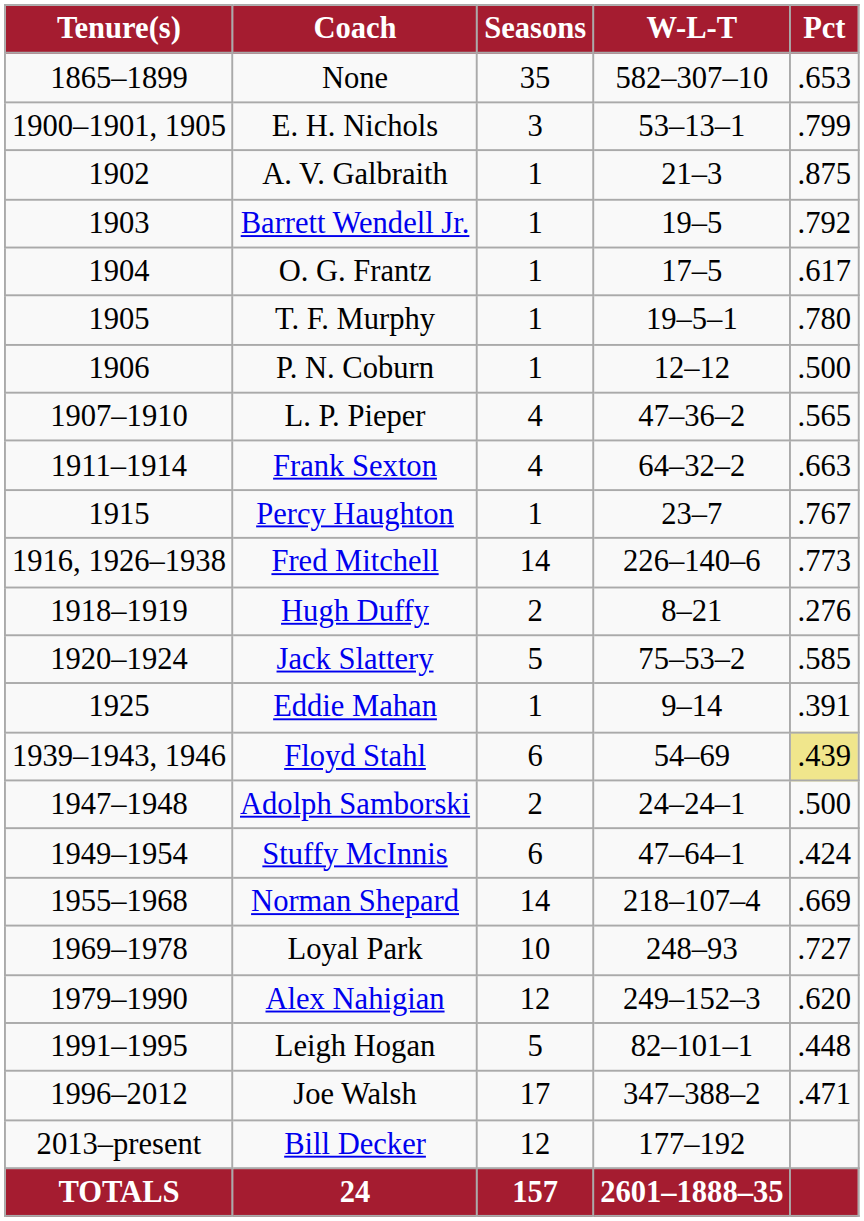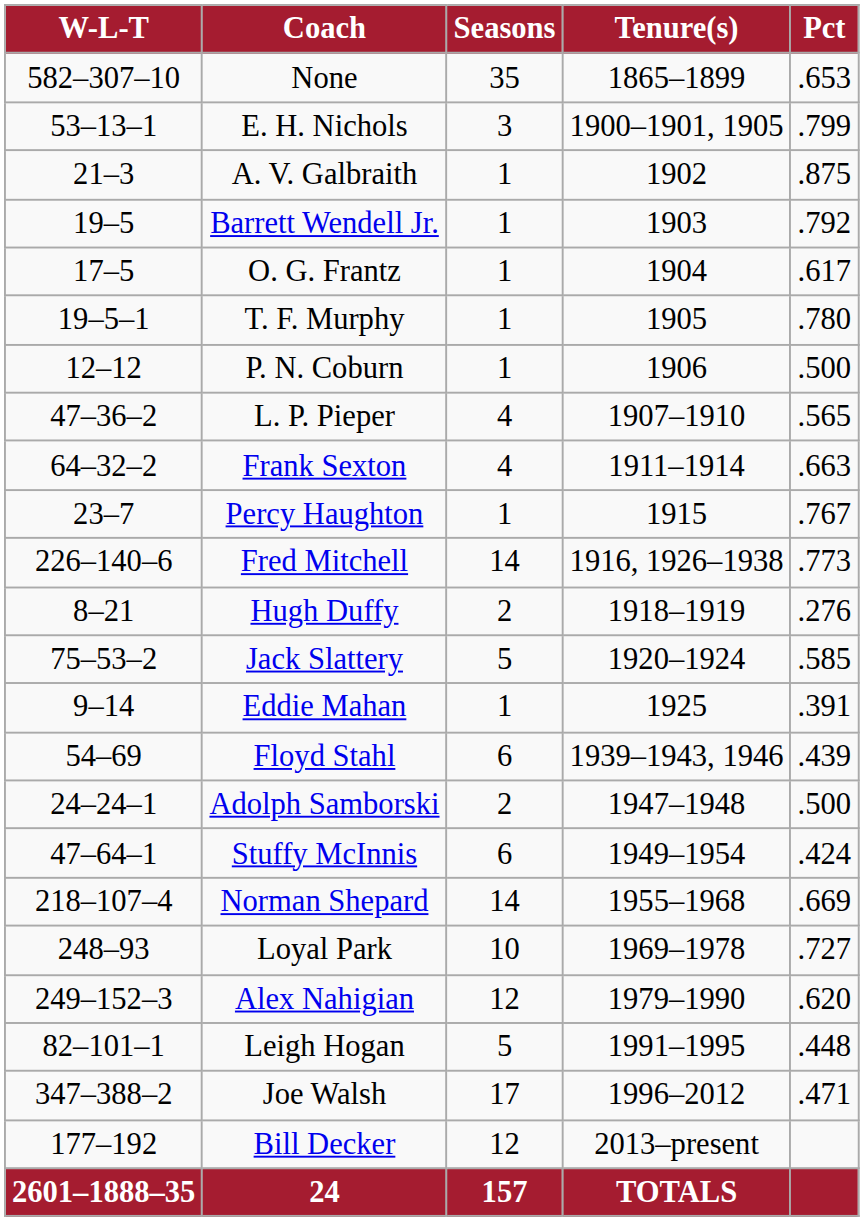columns swapped: (119, 28) <-> (692, 28)
(824, 755) khaki background -> (824, 755) no background
